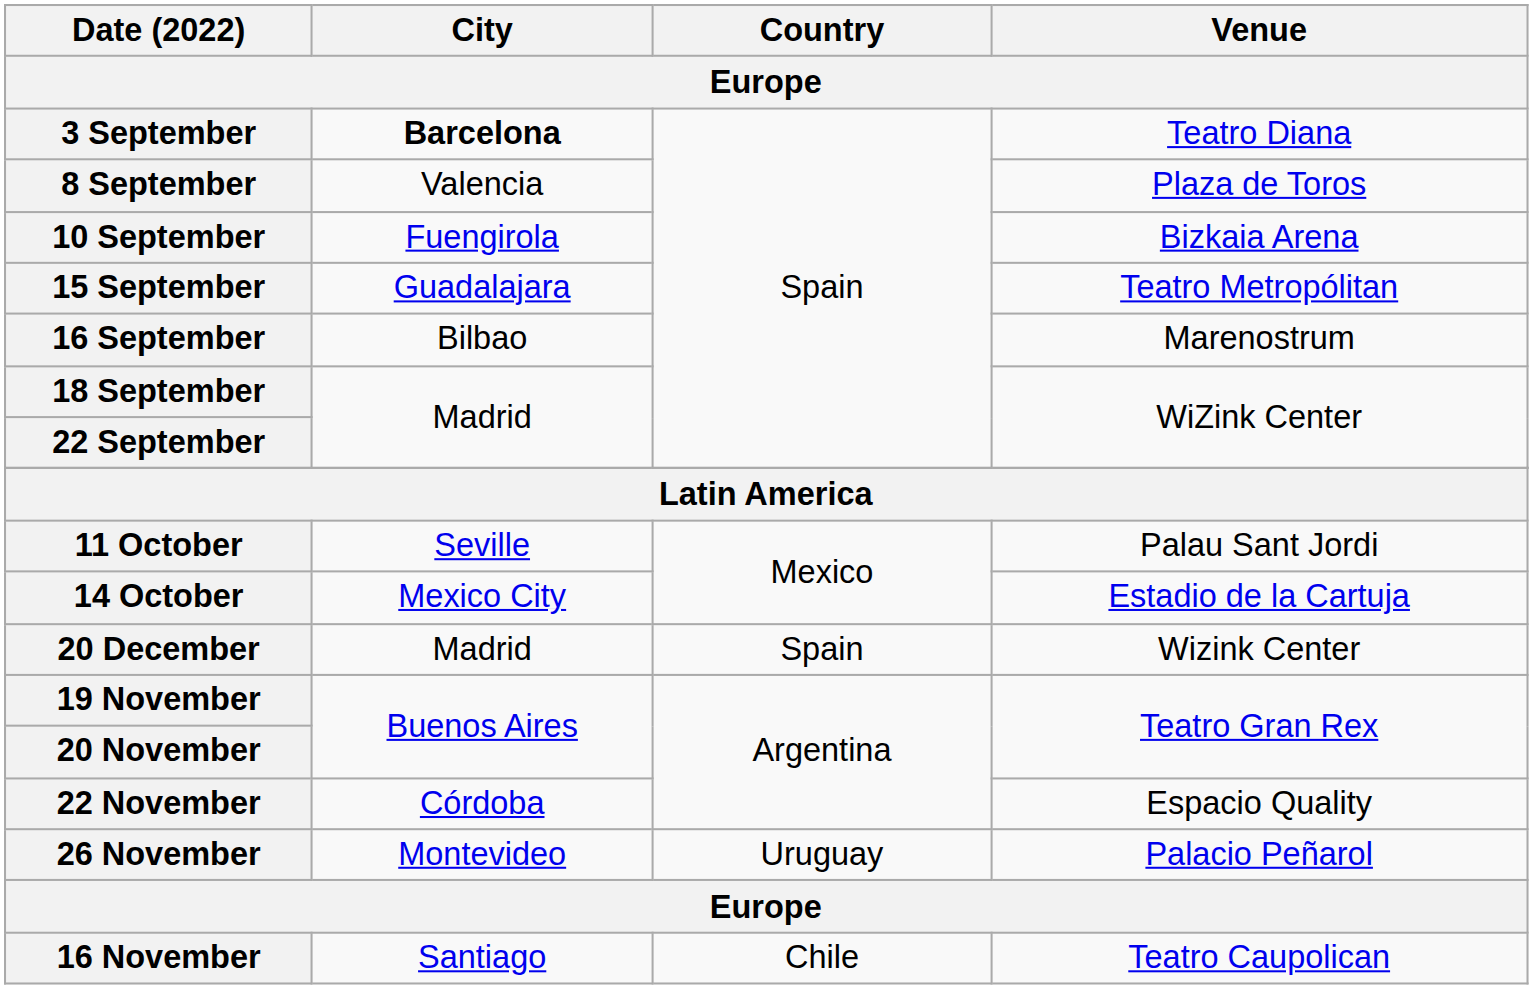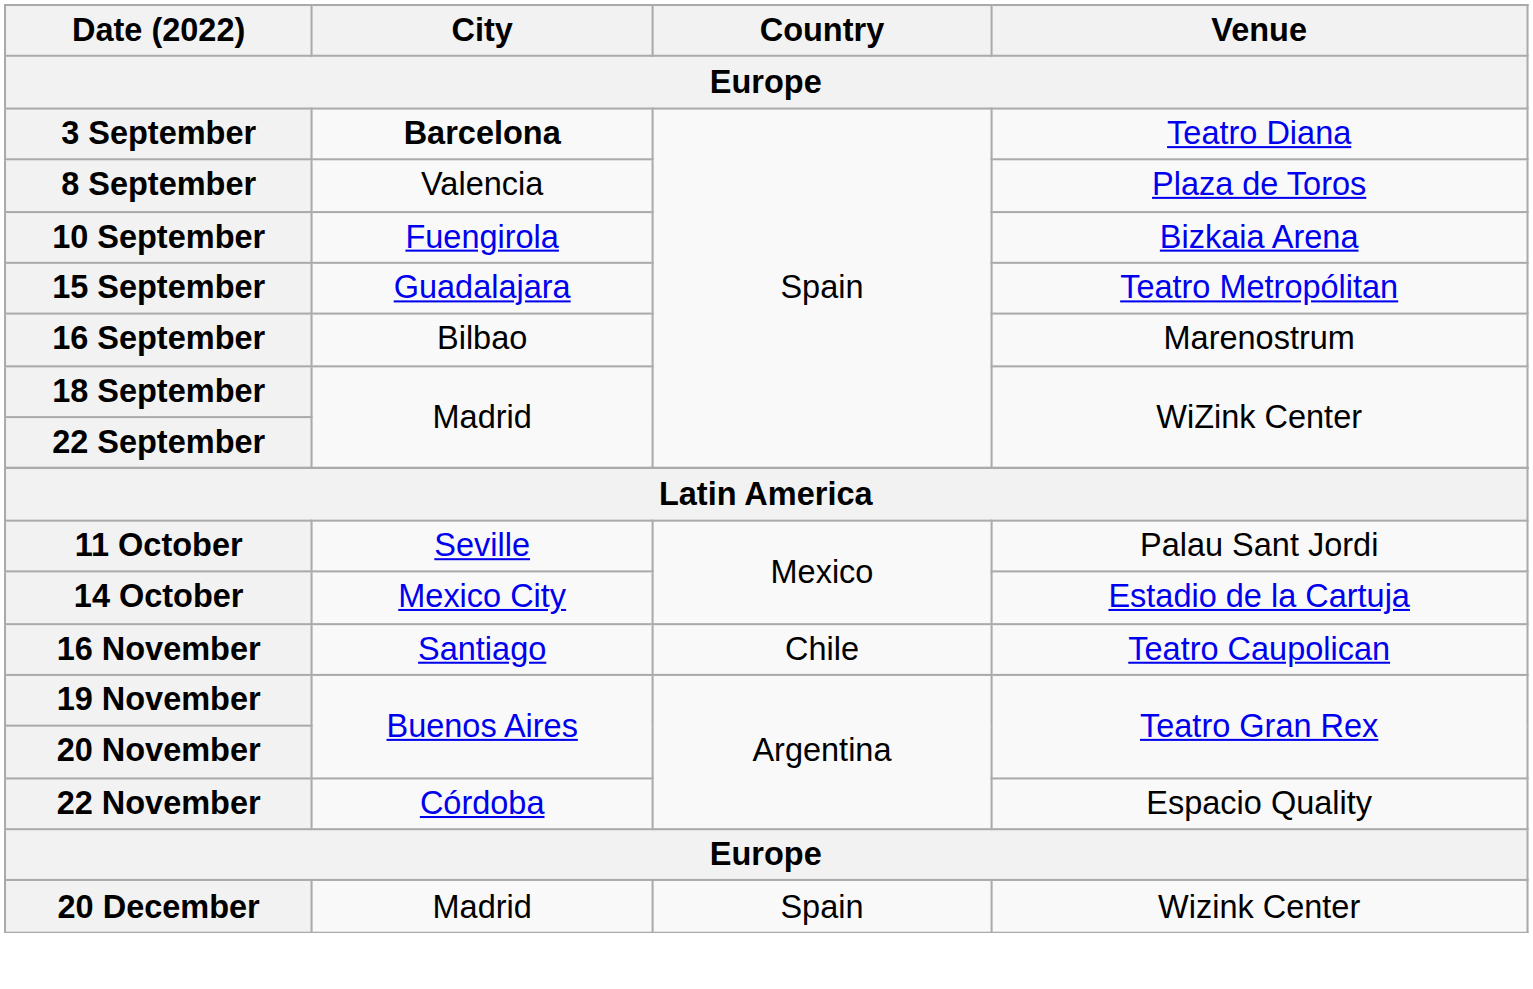rows swapped: (159, 957) <-> (159, 648)
- row: (159, 854)
